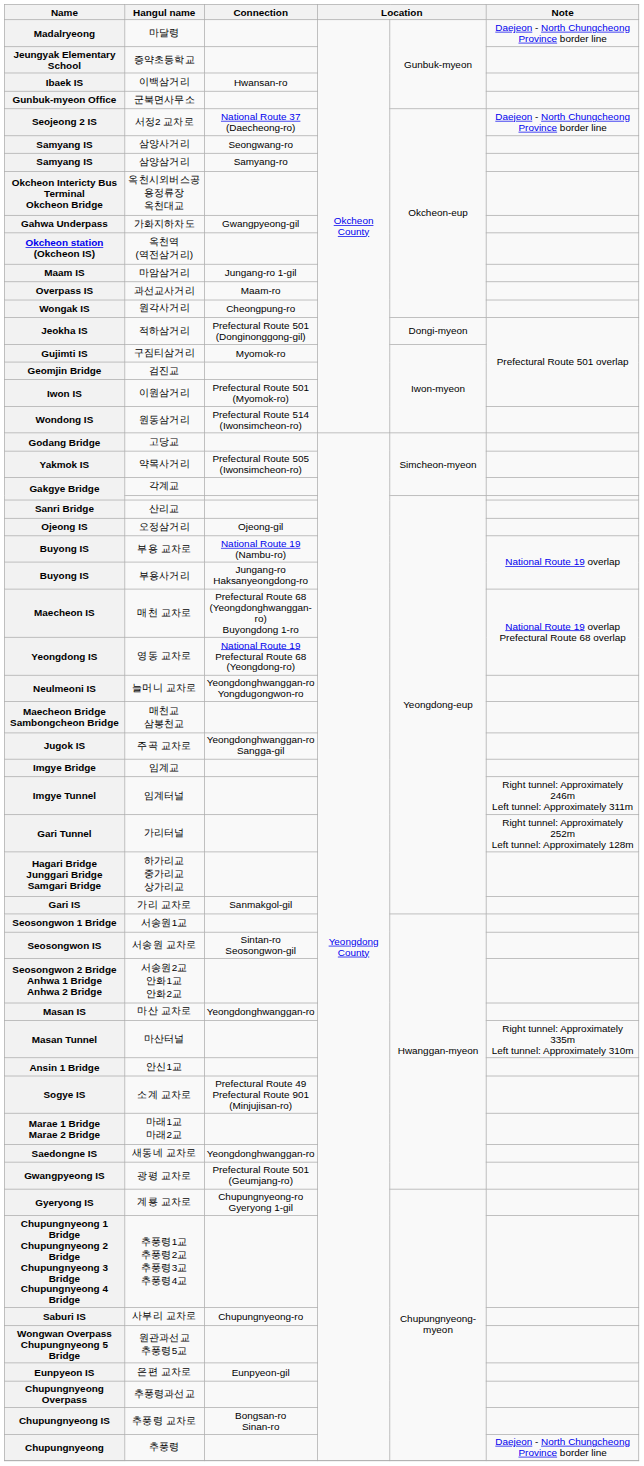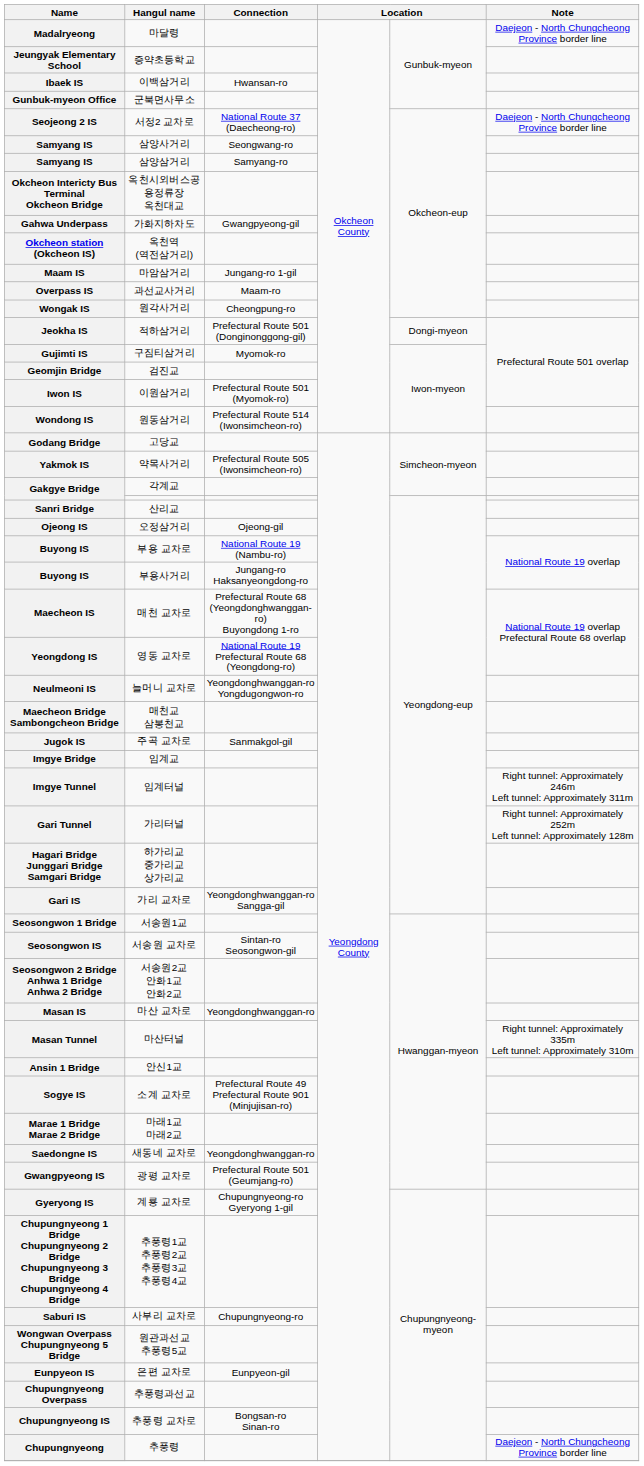(261, 745) Yeongdonghwanggan-ro Sangga-gil -> (261, 741) Sanmakgol-gil
(261, 905) Sanmakgol-gil -> (261, 900) Yeongdonghwanggan-ro Sangga-gil
